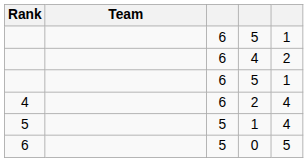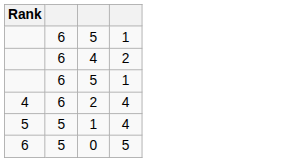- column: (126, 15)
